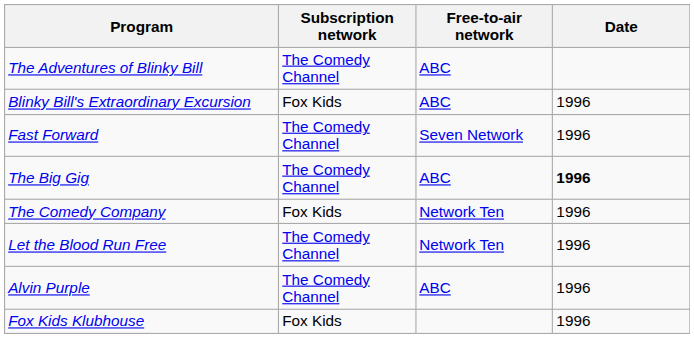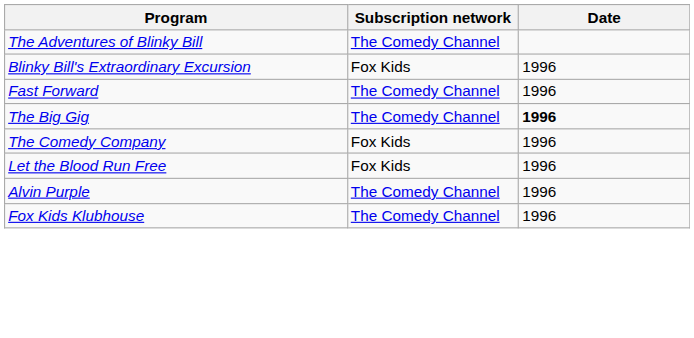- column: (484, 26)
(326, 245) The Comedy Channel -> (381, 166) Fox Kids
(312, 321) Fox Kids -> (425, 215) The Comedy Channel
